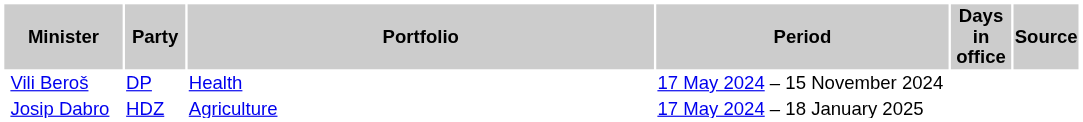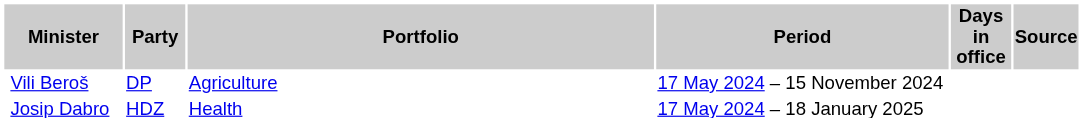(216, 83) Health -> (233, 83) Agriculture
(233, 108) Agriculture -> (216, 108) Health
